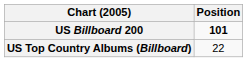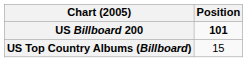(218, 48) 22 -> (218, 48) 15
